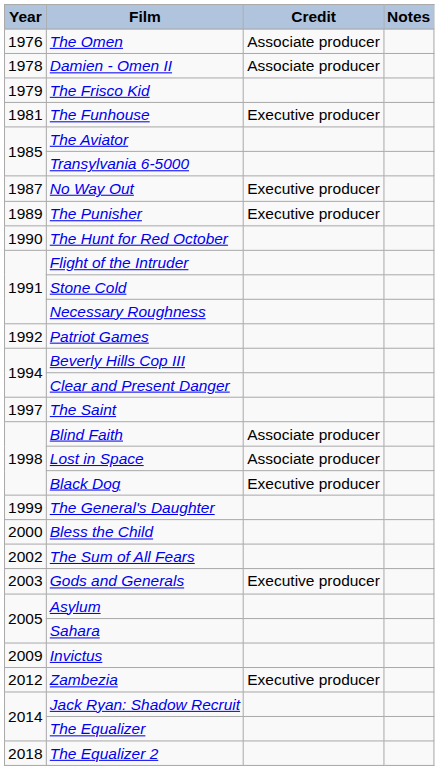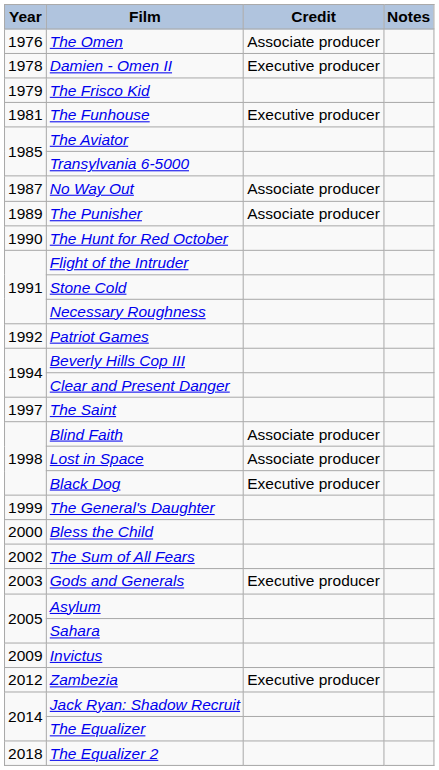(314, 66) Associate producer -> (314, 66) Executive producer
(314, 189) Executive producer -> (314, 189) Associate producer
(314, 213) Executive producer -> (314, 213) Associate producer
